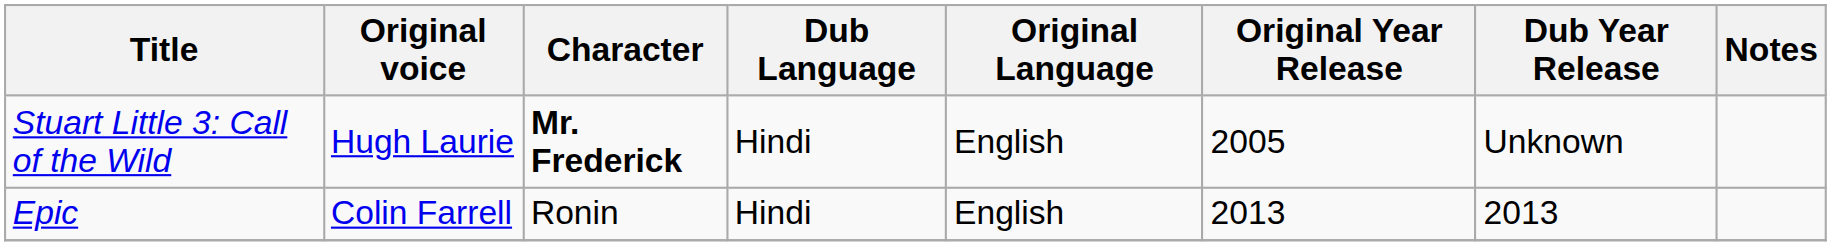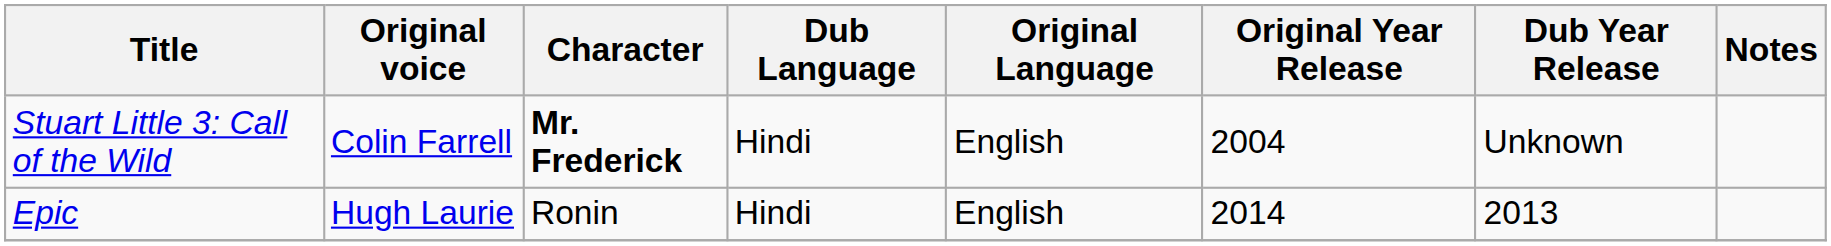(422, 141) Hugh Laurie -> (422, 141) Colin Farrell
(1248, 141) 2005 -> (1248, 141) 2004
(422, 213) Colin Farrell -> (422, 213) Hugh Laurie
(1248, 213) 2013 -> (1248, 213) 2014
